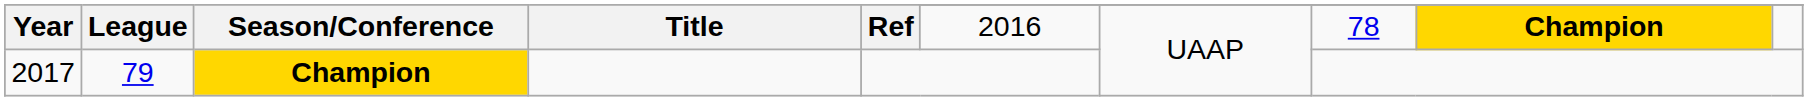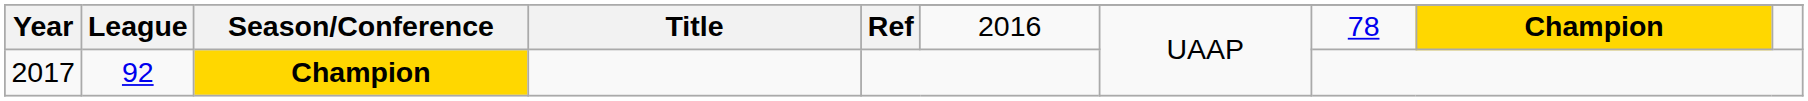(138, 72) 79 -> (138, 72) 92
